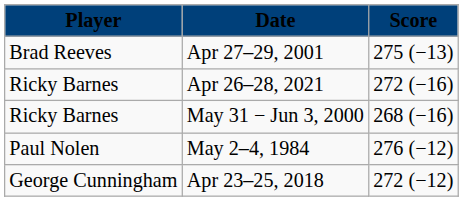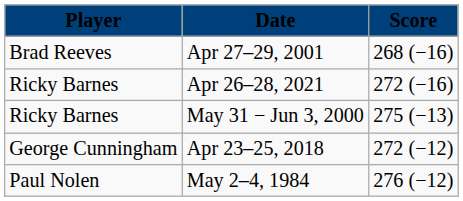(413, 52) 275 (−13) -> (413, 52) 268 (−16)
(413, 116) 268 (−16) -> (413, 116) 275 (−13)
rows swapped: (248, 148) <-> (255, 180)
